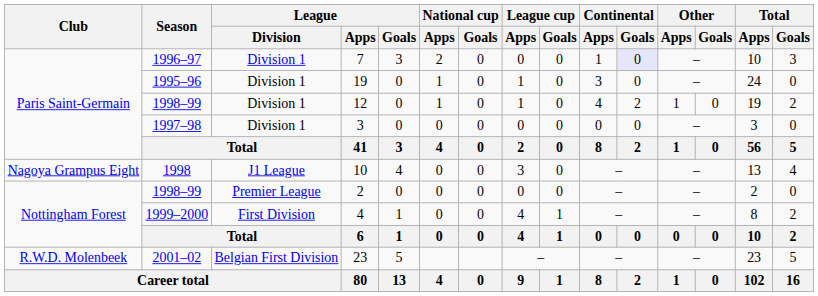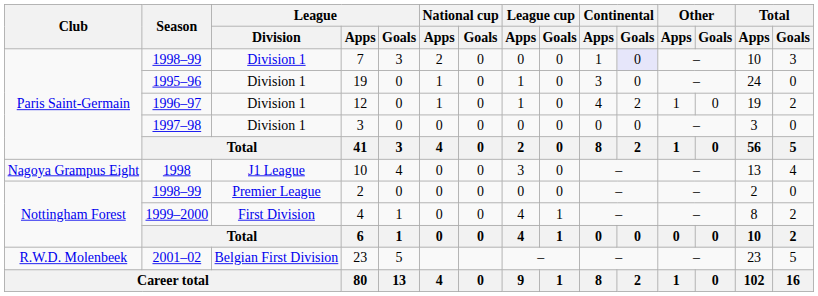(177, 59) 1996–97 -> (177, 59) 1998–99
(177, 103) 1998–99 -> (177, 103) 1996–97
